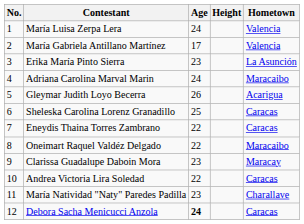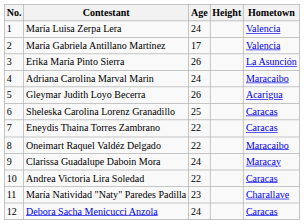(196, 62) 23 -> (196, 62) 26
(196, 161) 23 -> (196, 161) 24
(196, 211) bold -> (196, 211) normal
